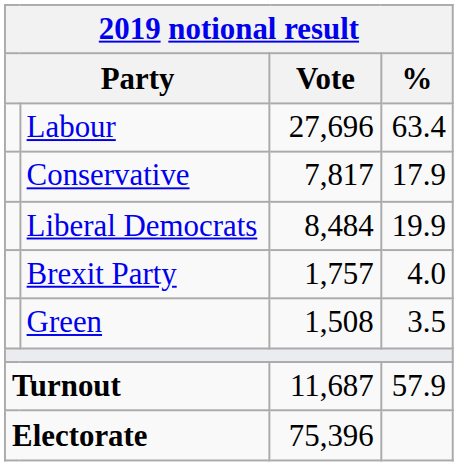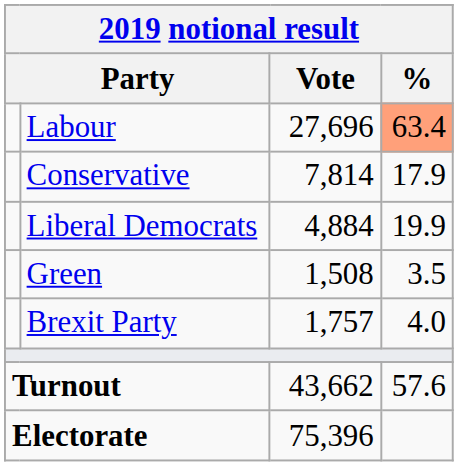(419, 126) no background -> (419, 126) lightsalmon background
(339, 175) 7,817 -> (339, 175) 7,814
(339, 224) 8,484 -> (339, 224) 4,884
rows swapped: (102, 273) <-> (64, 322)
(332, 386) 11,687 -> (331, 386) 43,662
(419, 386) 57.9 -> (419, 386) 57.6
